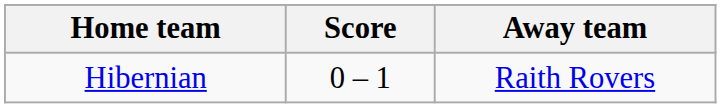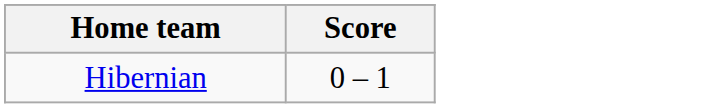- column: (575, 28)
